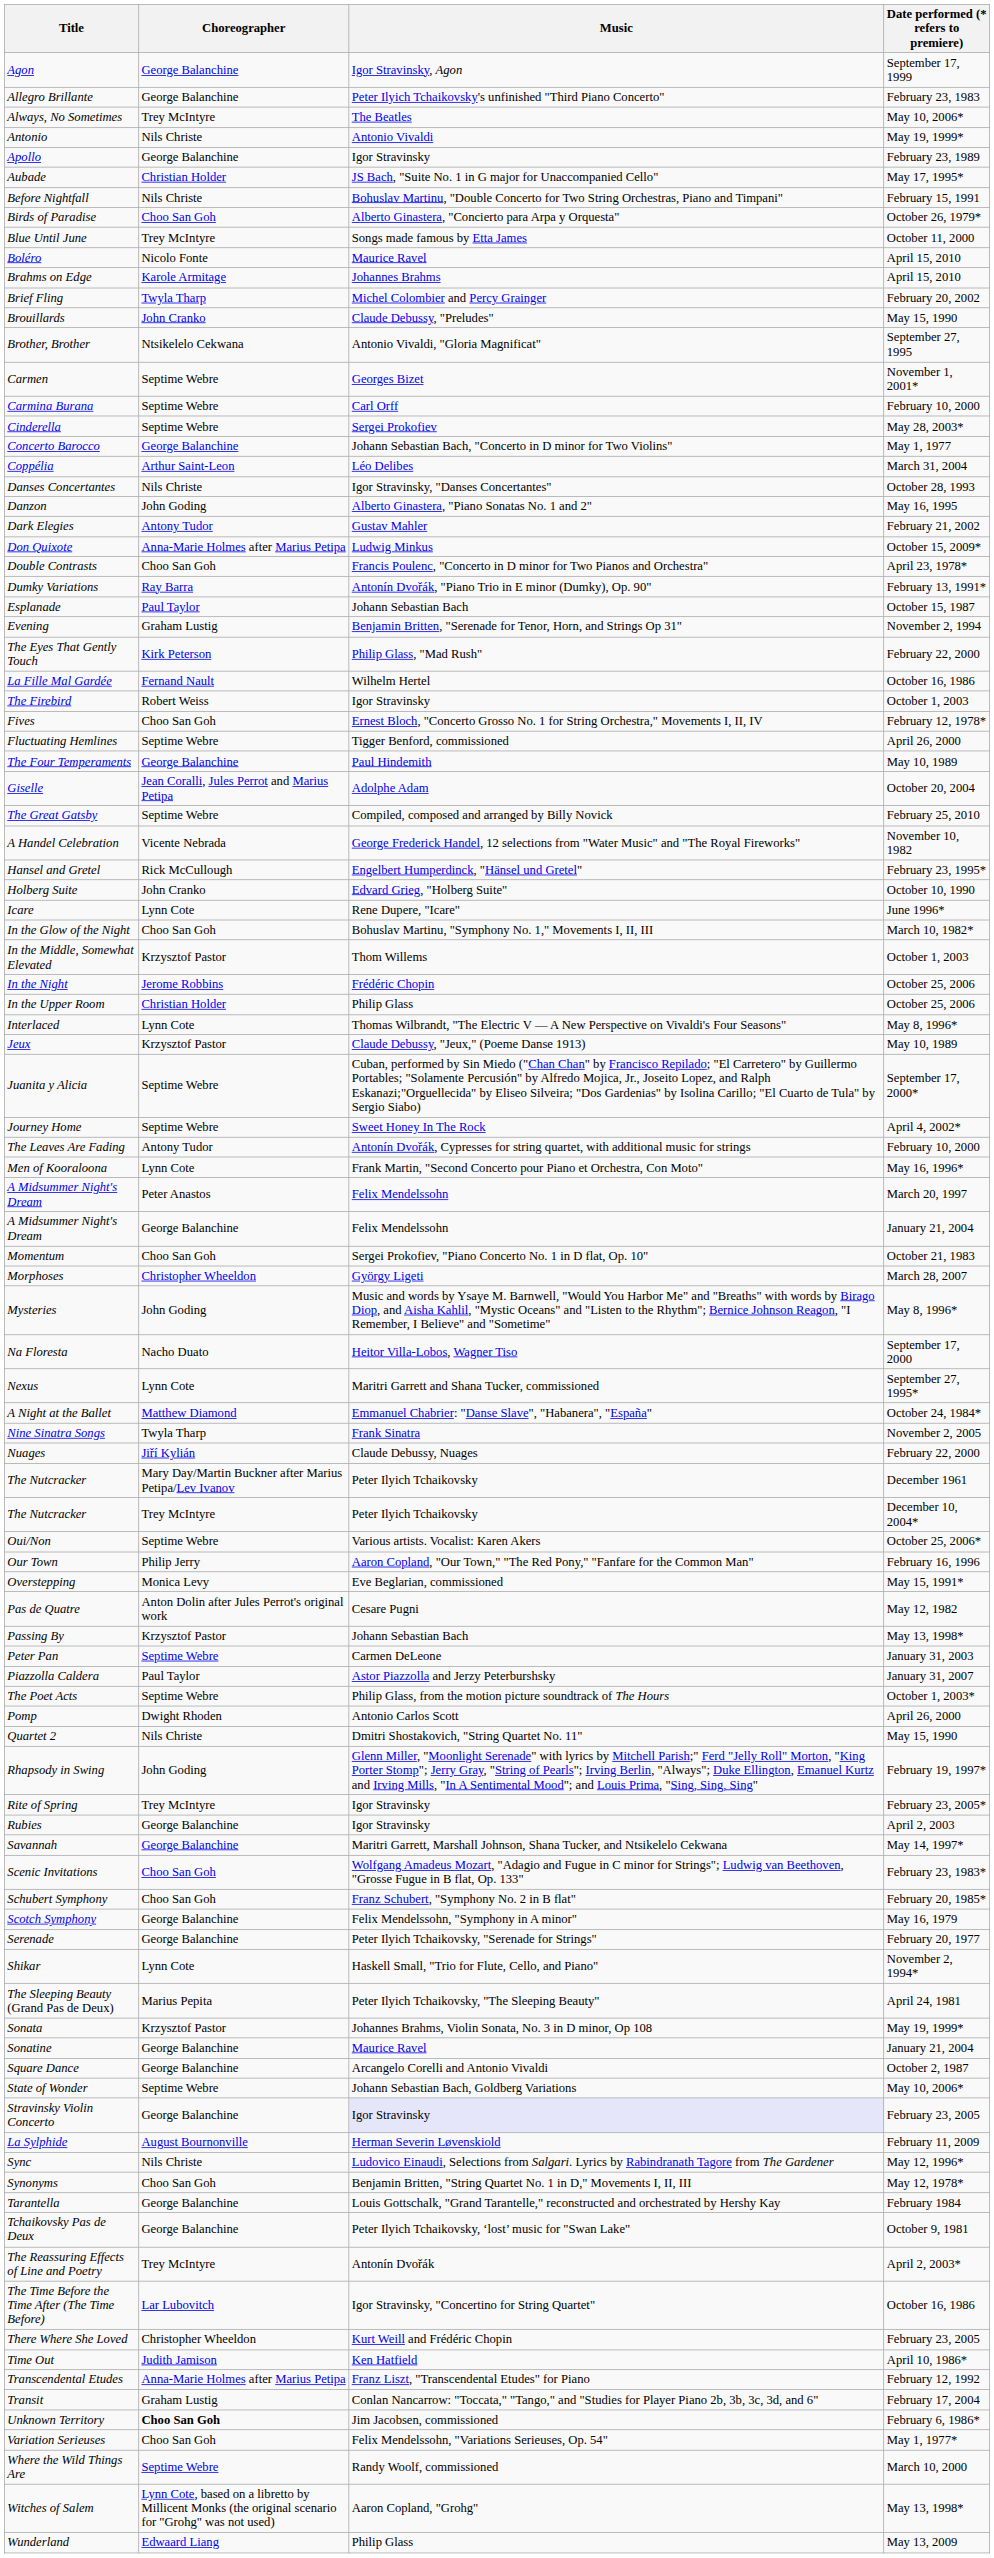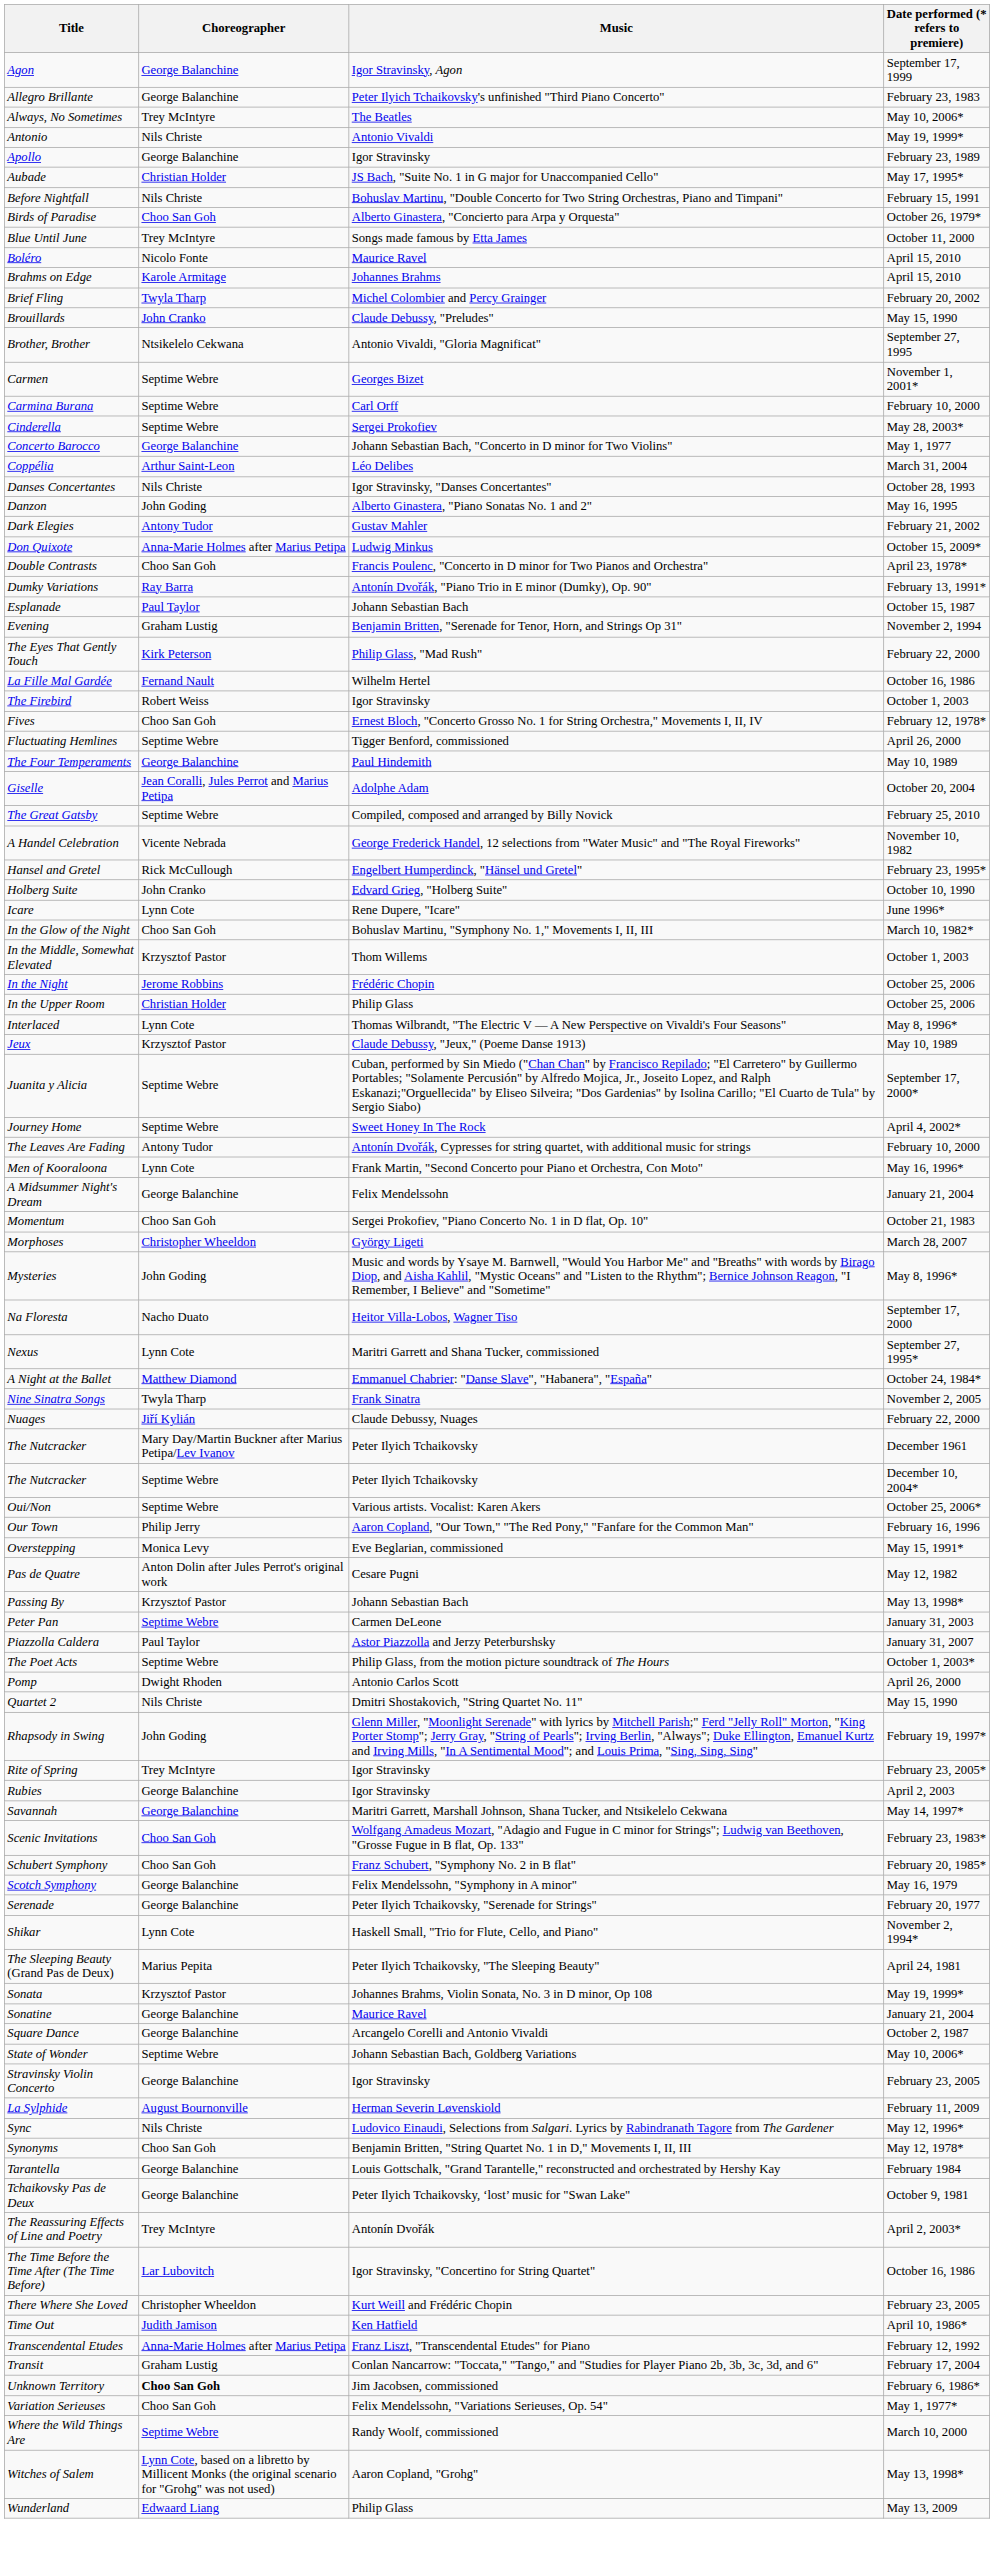- row: (62, 1194)
(178, 1514) Trey McIntyre -> (180, 1480) Septime Webre
(391, 2115) lavender background -> (391, 2081) no background
